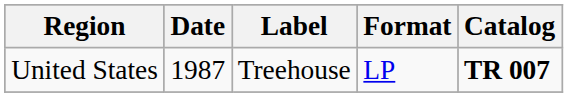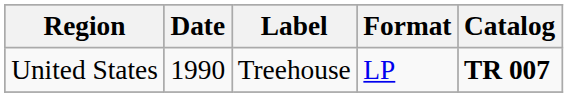(198, 69) 1987 -> (198, 69) 1990
